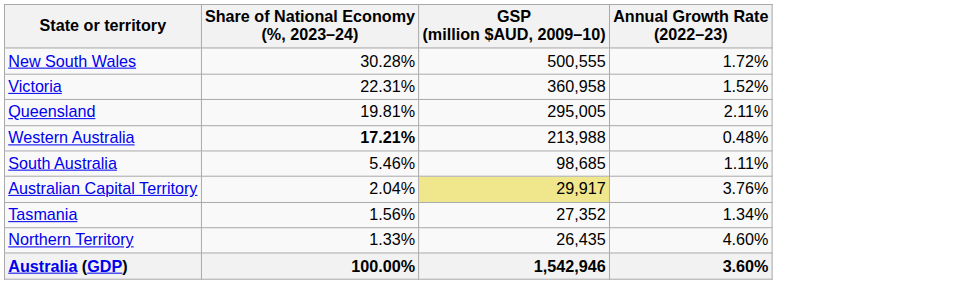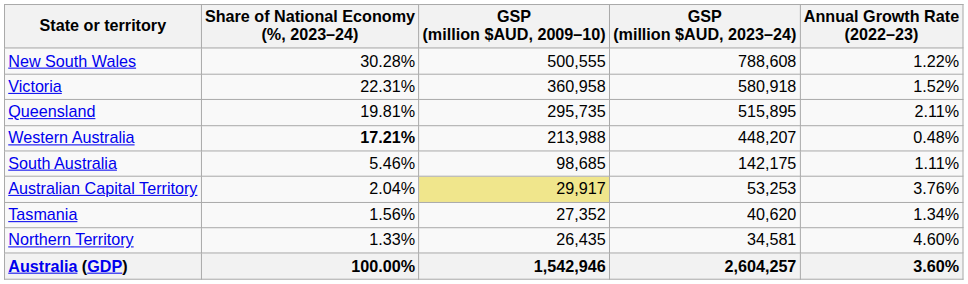+ column: (705, 26)
(746, 61) 1.72% -> (936, 61) 1.22%
(576, 112) 295,005 -> (576, 112) 295,735
